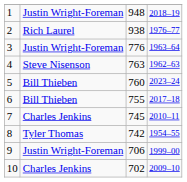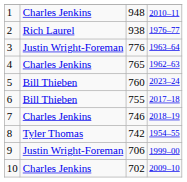(73, 13) Justin Wright-Foreman -> (57, 13) Charles Jenkins
(164, 13) 2018–19 -> (164, 13) 2010–11
(56, 64) Steve Nisenson -> (57, 64) Charles Jenkins
(137, 64) 763 -> (137, 64) 765
(137, 116) 745 -> (137, 116) 746
(164, 116) 2010–11 -> (164, 116) 2018–19
